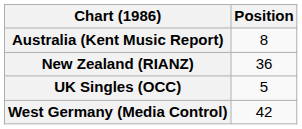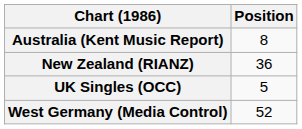(264, 111) 42 -> (264, 111) 52
